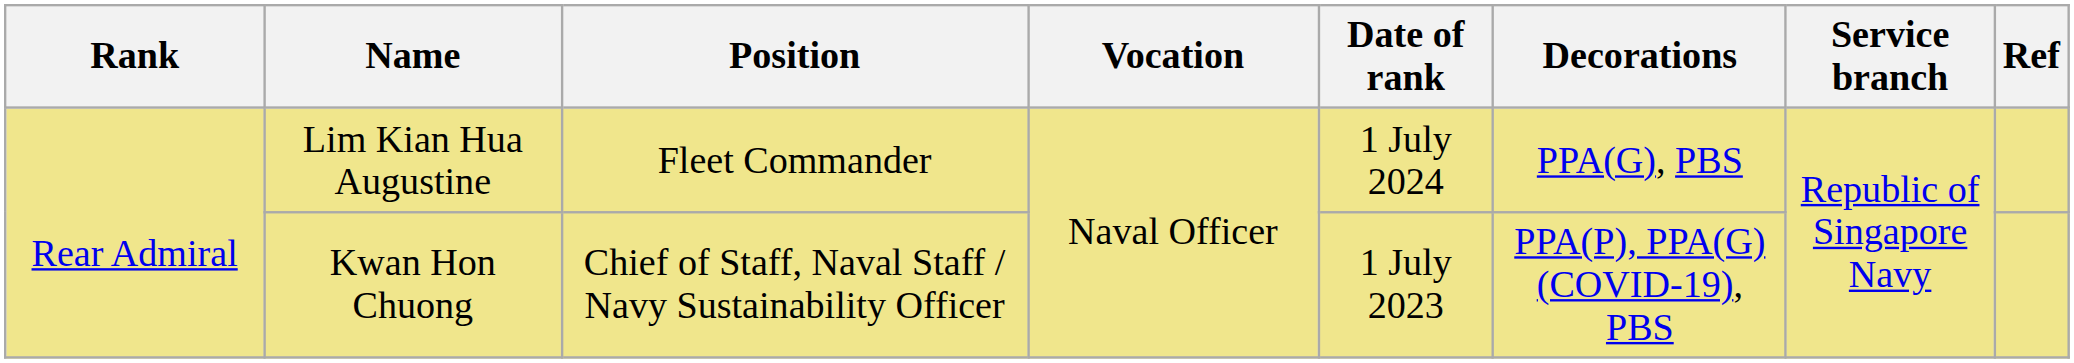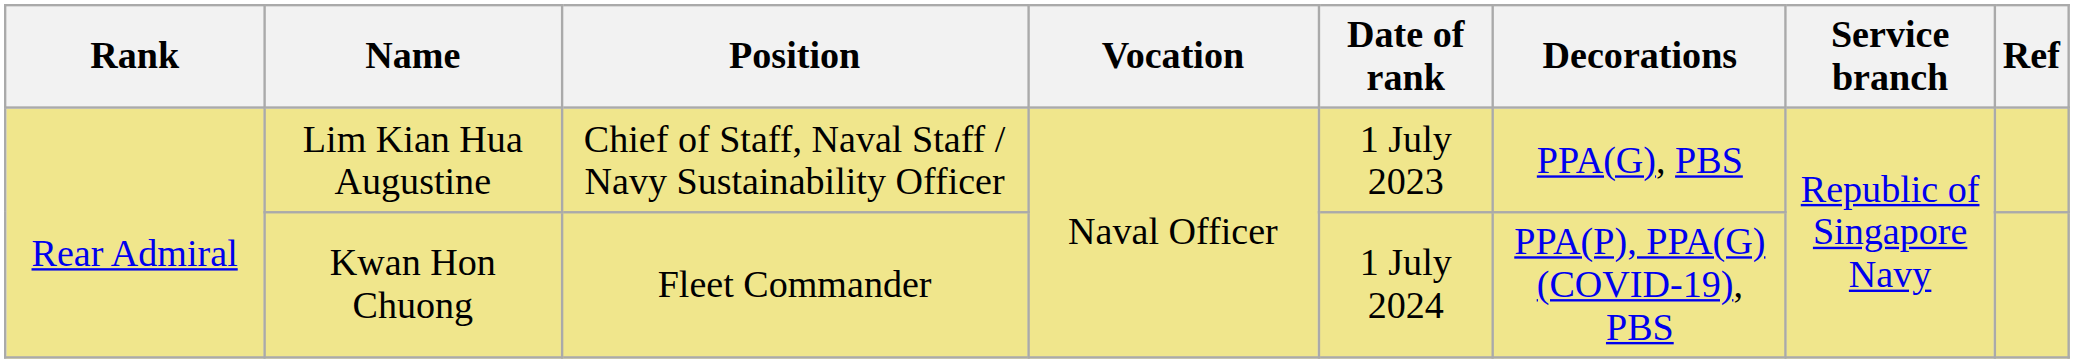(795, 159) Fleet Commander -> (795, 159) Chief of Staff, Naval Staff / Navy Sustainability Officer
(1406, 159) 1 July 2024 -> (1406, 159) 1 July 2023
(795, 284) Chief of Staff, Naval Staff / Navy Sustainability Officer -> (795, 284) Fleet Commander
(1406, 284) 1 July 2023 -> (1406, 284) 1 July 2024
